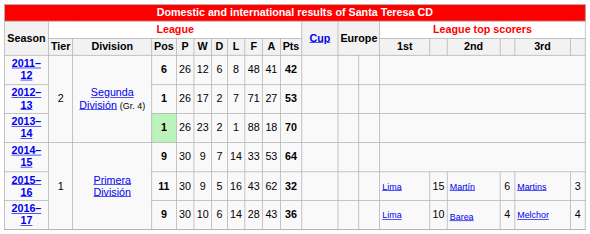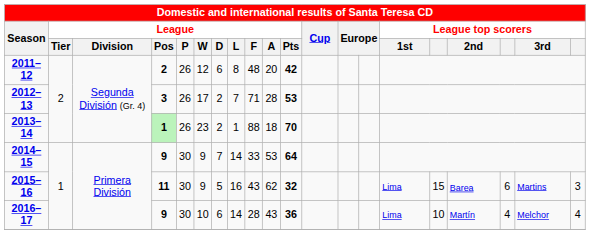(164, 70) 6 -> (164, 70) 2
(271, 70) 41 -> (271, 70) 20
(164, 99) 1 -> (164, 99) 3
(271, 99) 27 -> (271, 99) 28
(462, 186) Martín -> (462, 188) Barea
(462, 217) Barea -> (462, 216) Martín
